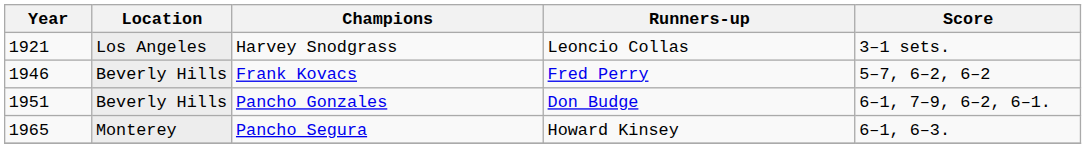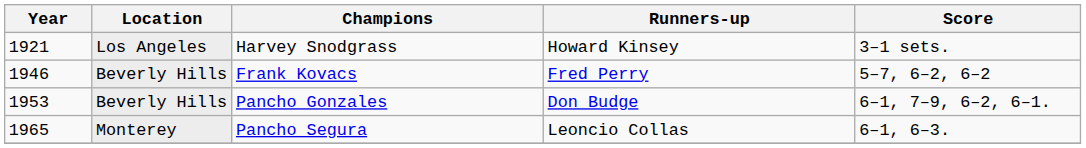(618, 46) Leoncio Collas -> (613, 46) Howard Kinsey
(29, 102) 1951 -> (29, 102) 1953
(613, 130) Howard Kinsey -> (618, 130) Leoncio Collas
